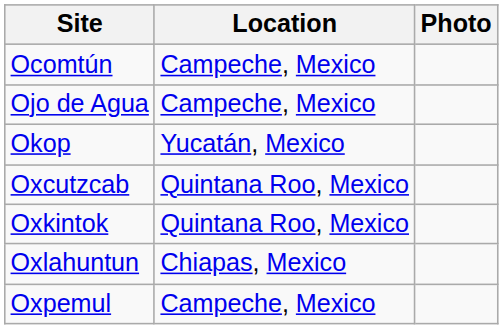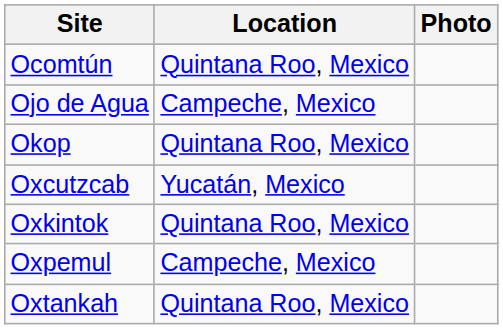(268, 64) Campeche, Mexico -> (285, 64) Quintana Roo, Mexico
(253, 144) Yucatán, Mexico -> (285, 144) Quintana Roo, Mexico
(285, 183) Quintana Roo, Mexico -> (253, 183) Yucatán, Mexico
- row: (75, 263)
+ row: (64, 303)
